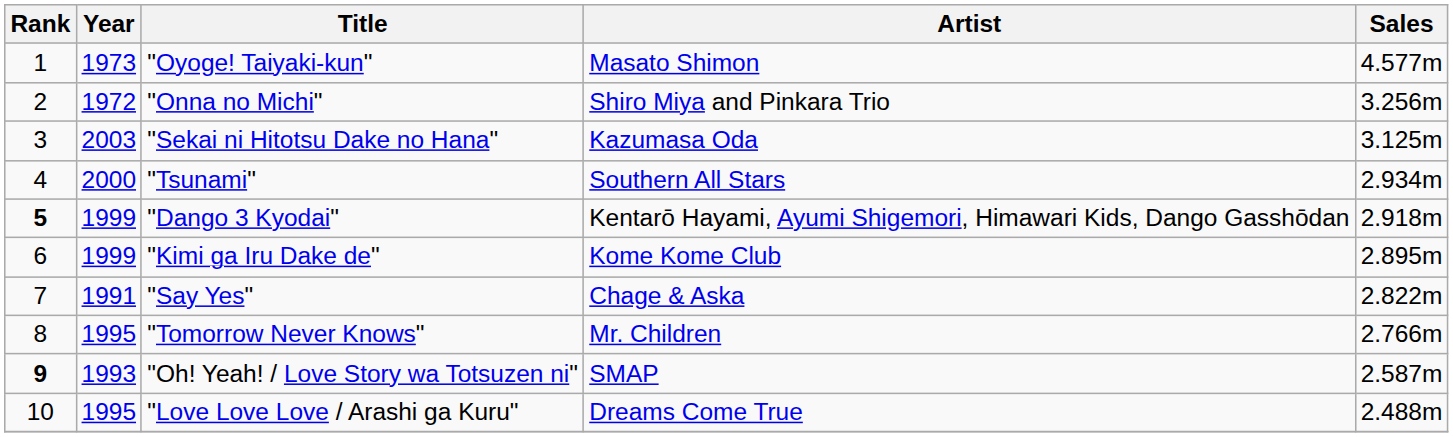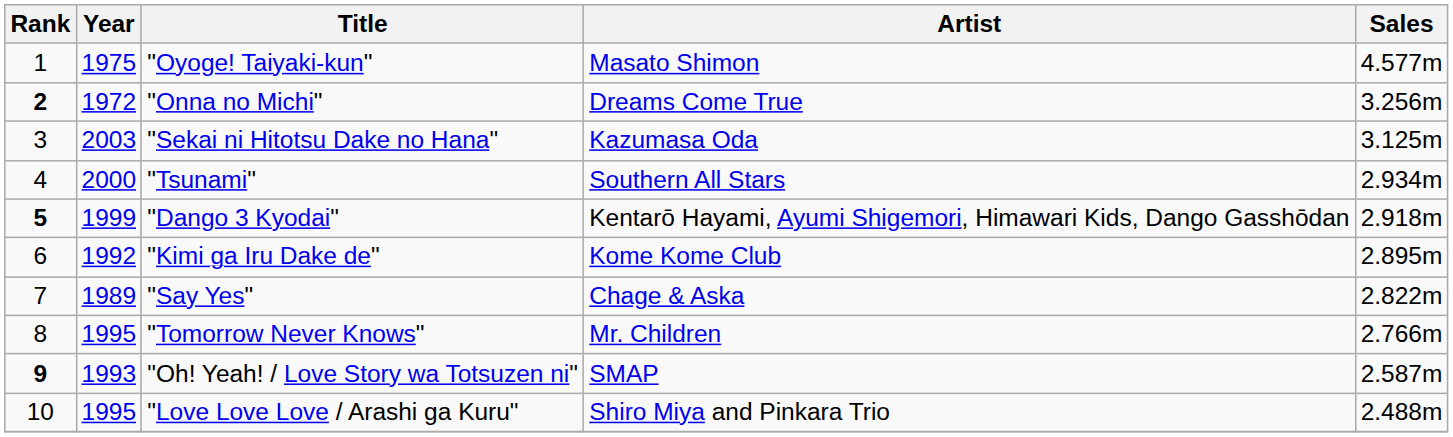(109, 62) 1973 -> (109, 62) 1975
(40, 101) normal -> (40, 101) bold
(740, 101) Shiro Miya and Pinkara Trio -> (696, 101) Dreams Come True
(109, 256) 1999 -> (109, 256) 1992
(109, 295) 1991 -> (109, 295) 1989
(696, 412) Dreams Come True -> (740, 412) Shiro Miya and Pinkara Trio
